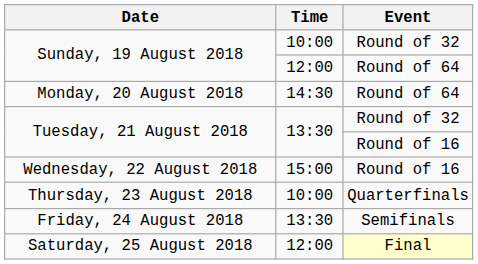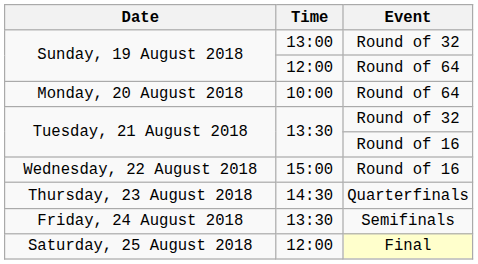(310, 43) 10:00 -> (310, 43) 13:00
(310, 94) 14:30 -> (310, 94) 10:00
(310, 195) 10:00 -> (310, 195) 14:30
